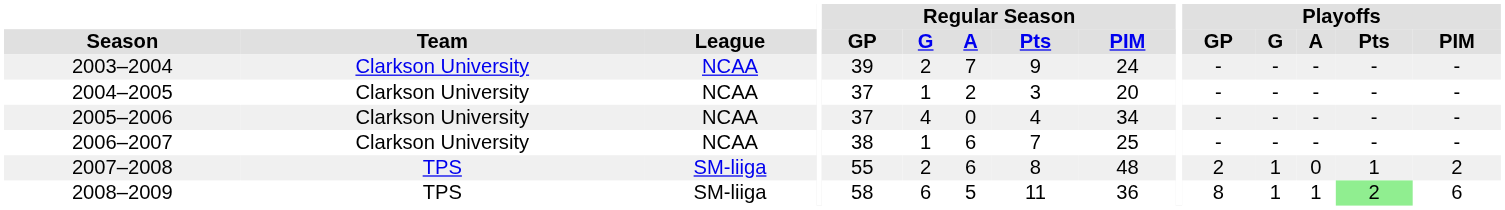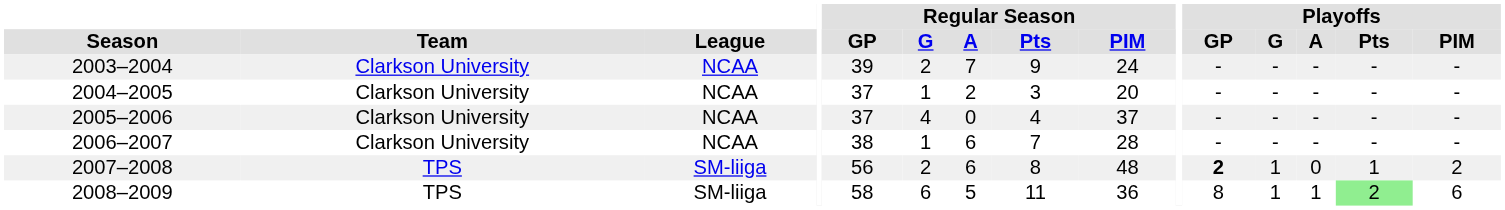(1127, 117) 34 -> (1127, 117) 37
(1127, 142) 25 -> (1127, 142) 28
(862, 167) 55 -> (862, 167) 56
(1218, 167) normal -> (1218, 167) bold
